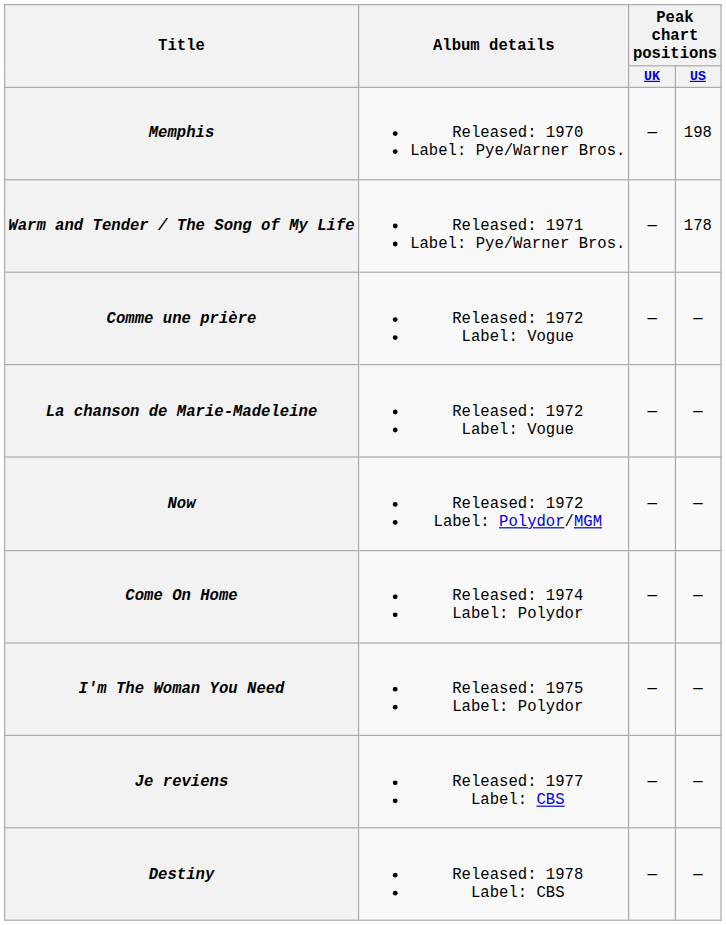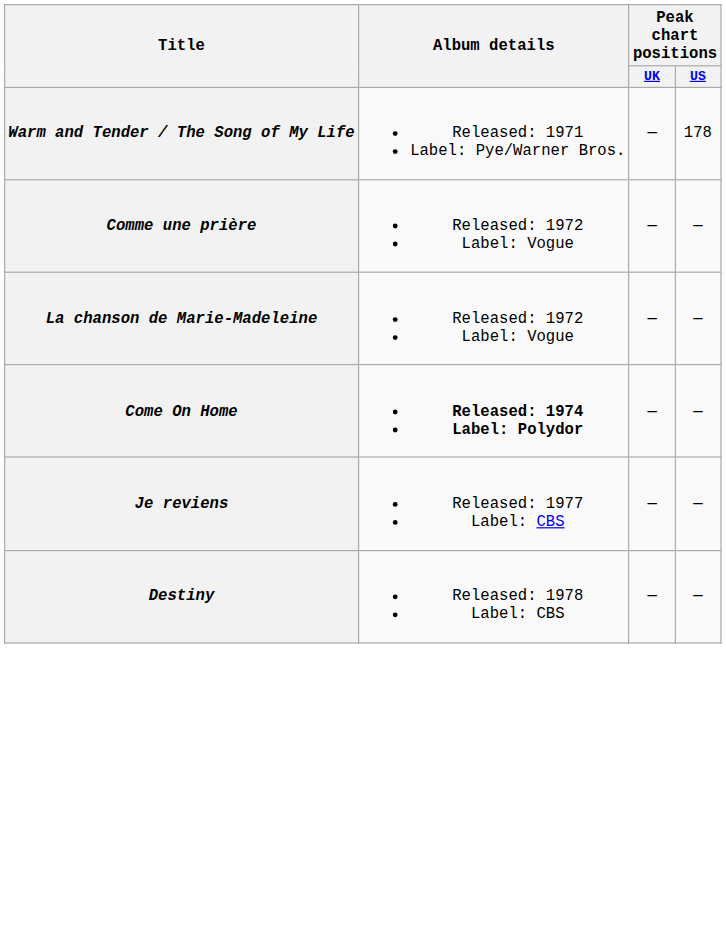- row: (181, 133)
- row: (182, 504)
(494, 605) normal -> (494, 420) bold
- row: (181, 689)
